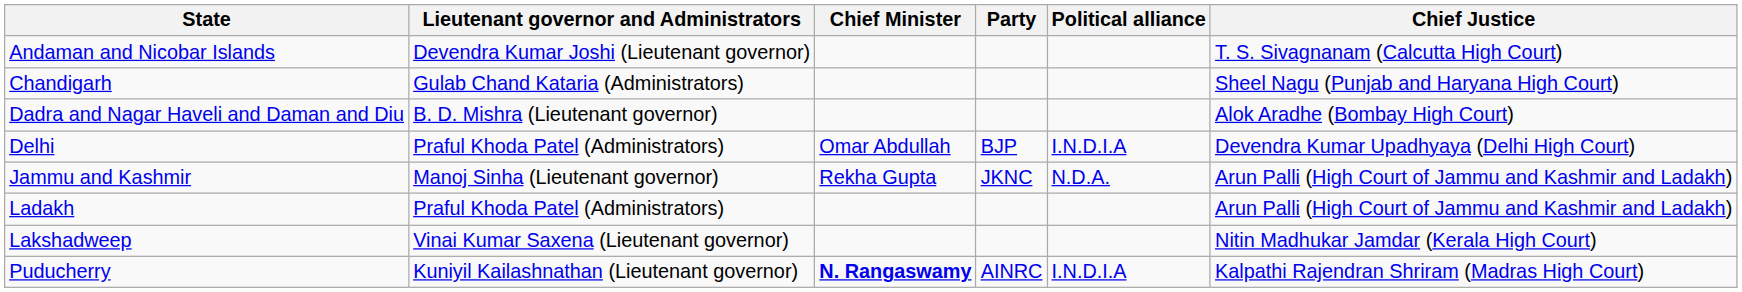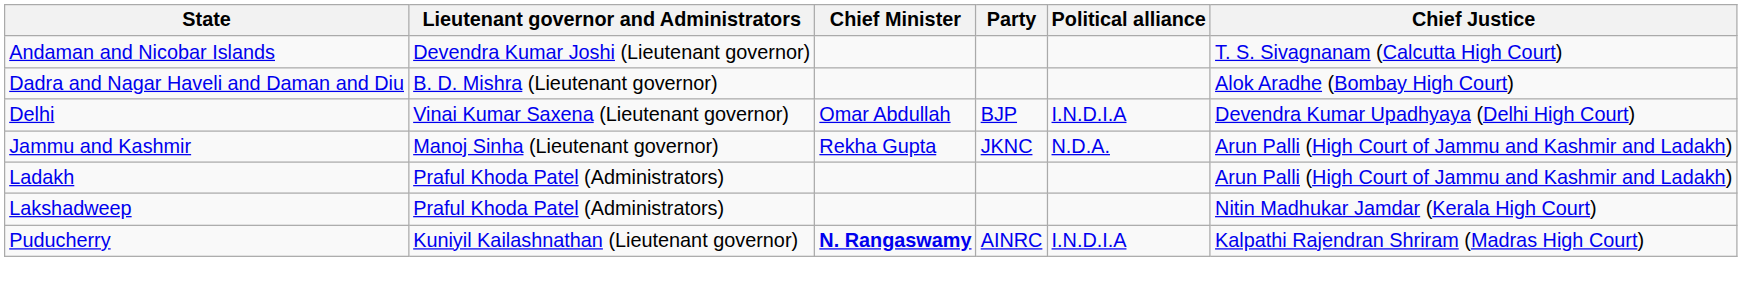- row: (60, 83)
(569, 146) Praful Khoda Patel (Administrators) -> (601, 114) Vinai Kumar Saxena (Lieutenant governor)
(601, 240) Vinai Kumar Saxena (Lieutenant governor) -> (569, 209) Praful Khoda Patel (Administrators)
